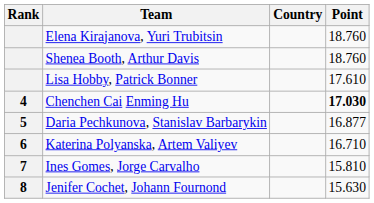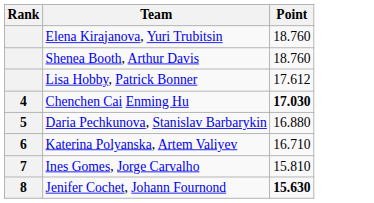- column: (298, 15)
(347, 79) 17.610 -> (292, 79) 17.612
(347, 123) 16.877 -> (292, 123) 16.880
(347, 187) normal -> (292, 187) bold
